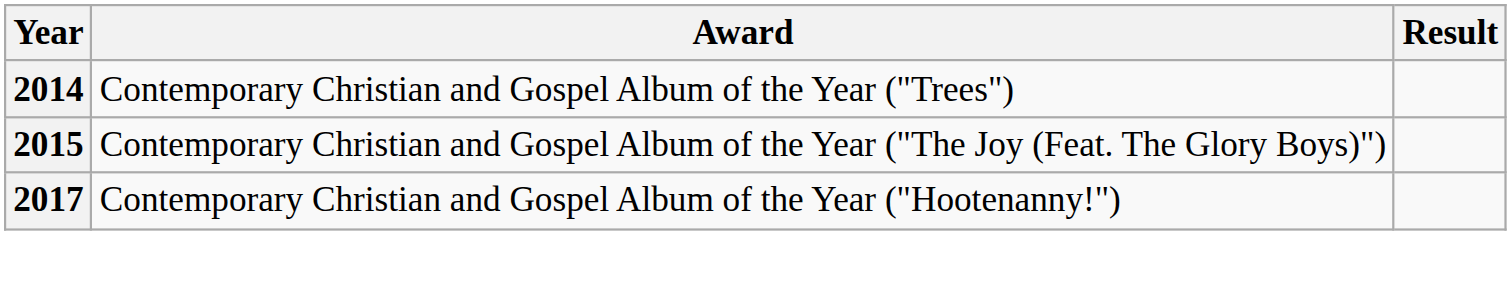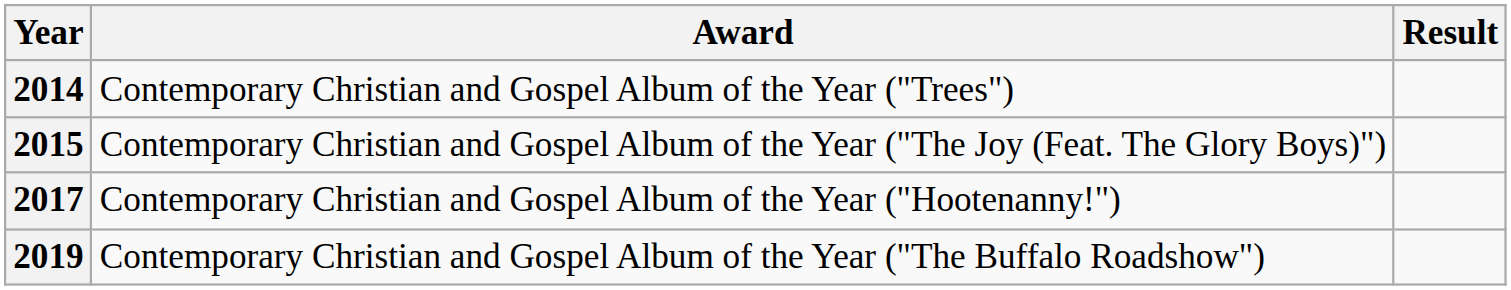+ row: (48, 255)
